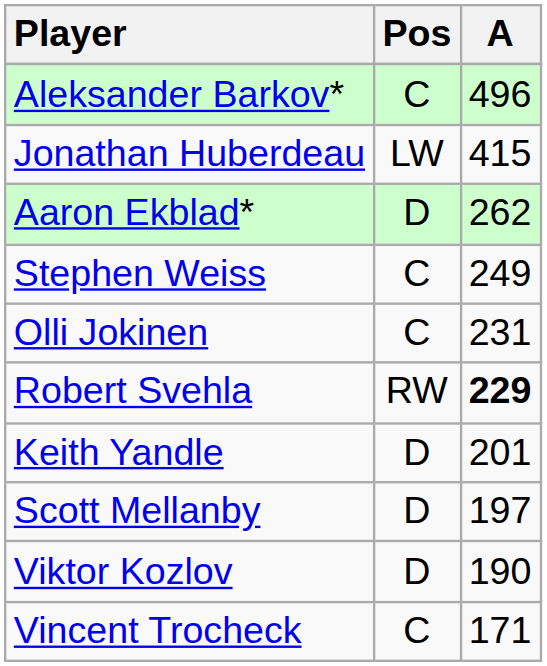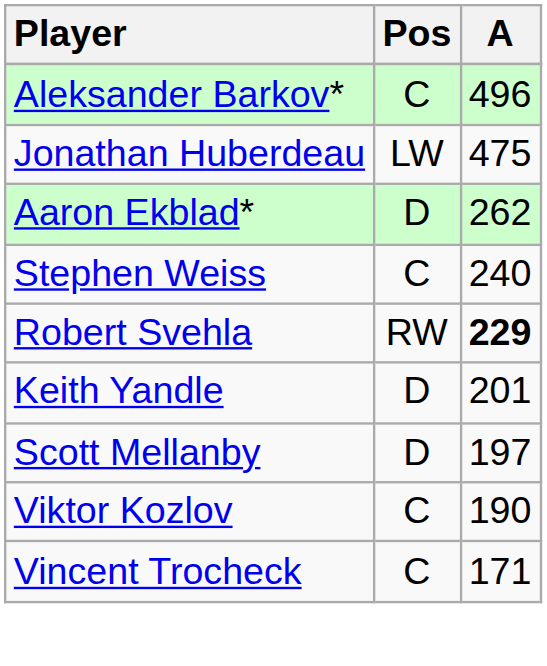(500, 153) 415 -> (500, 153) 475
(500, 272) 249 -> (500, 272) 240
- row: (111, 332)
(417, 570) D -> (417, 511) C
